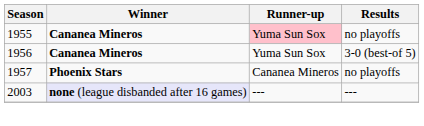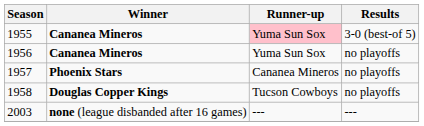(372, 33) no playoffs -> (380, 33) 3-0 (best-of 5)
(380, 53) 3-0 (best-of 5) -> (372, 53) no playoffs
+ row: (20, 92)
(148, 92) lavender background -> (148, 111) no background
